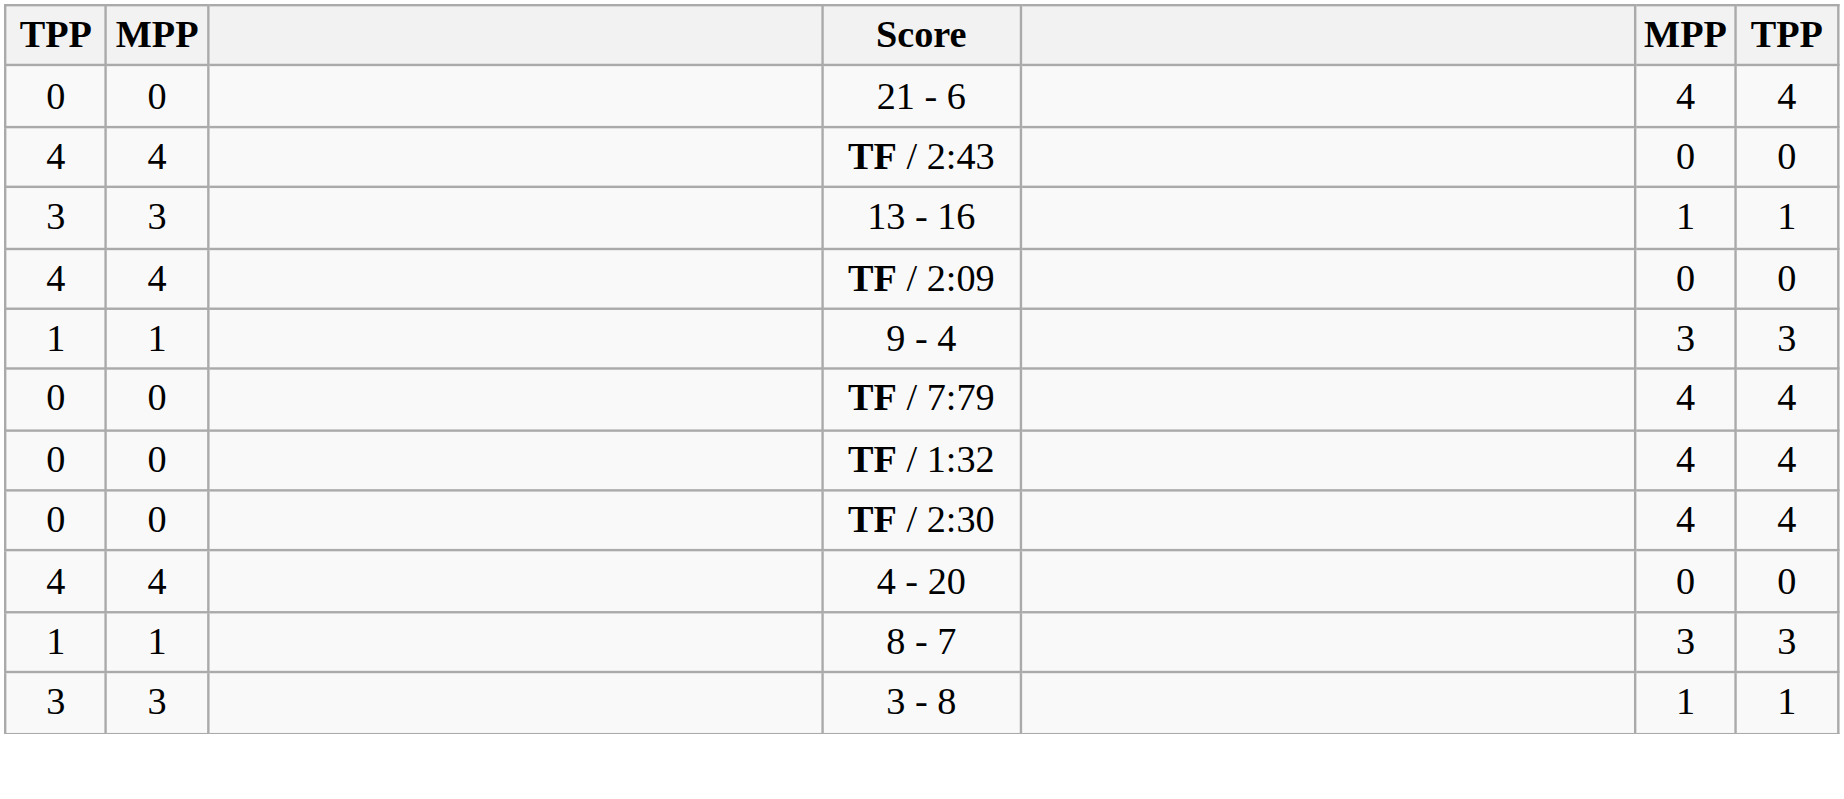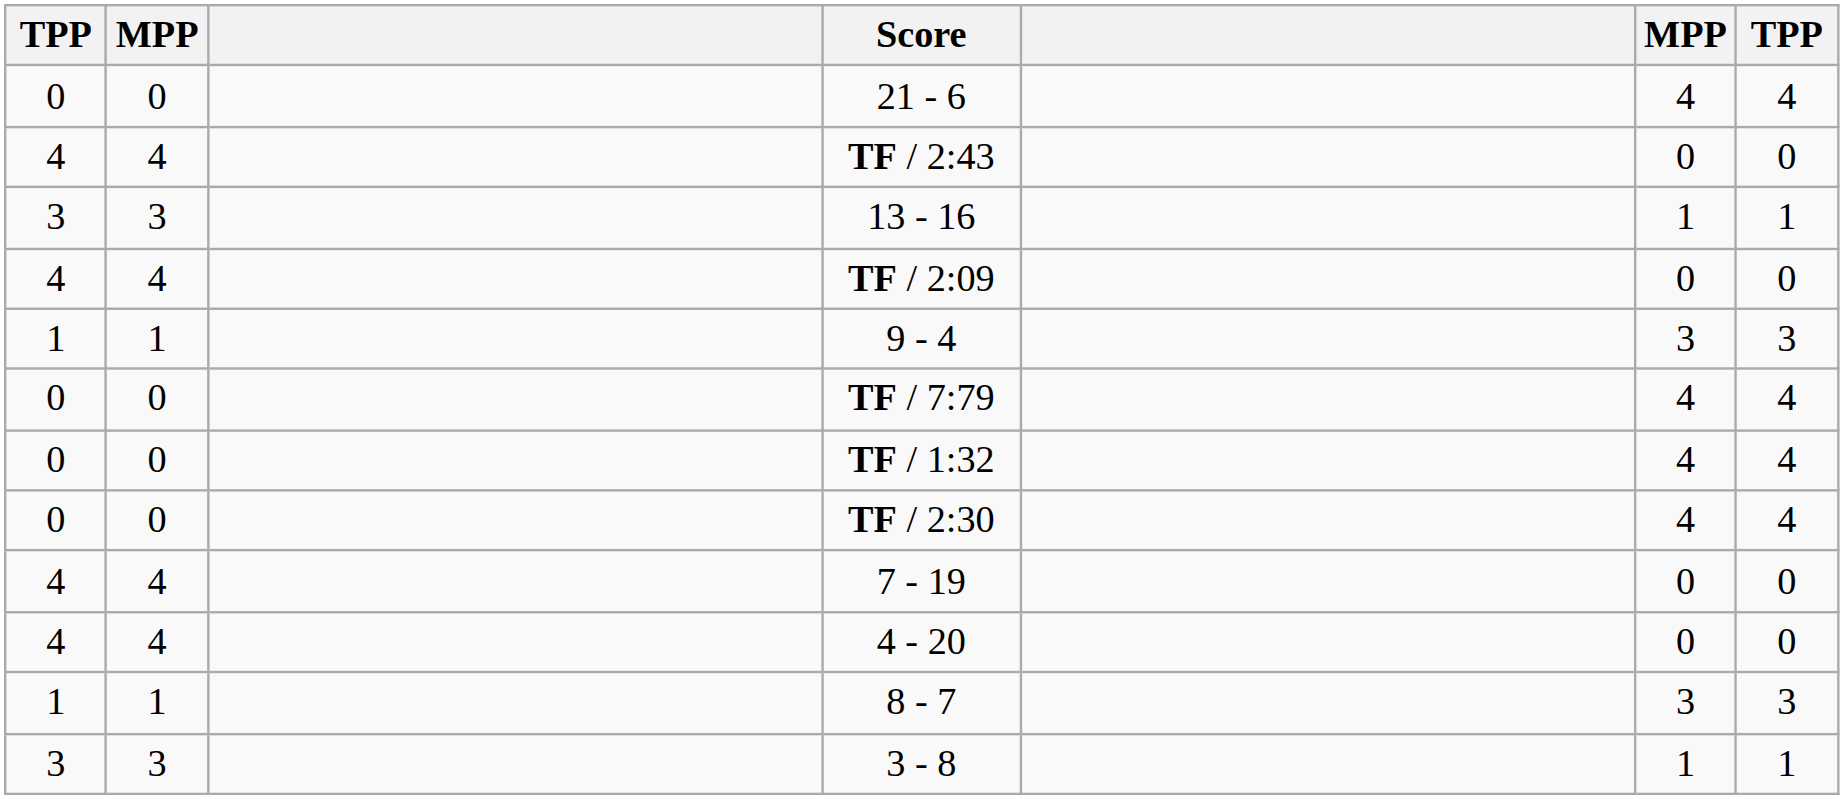+ row: (921, 580)
